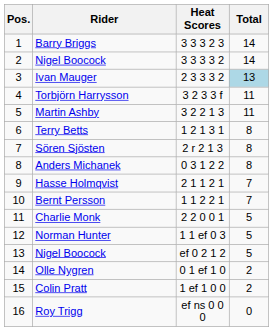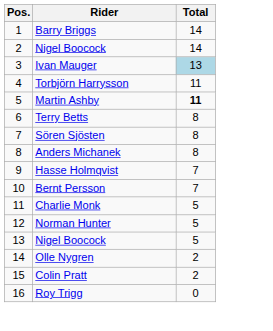- column: (203, 19)
(249, 113) normal -> (196, 100) bold
